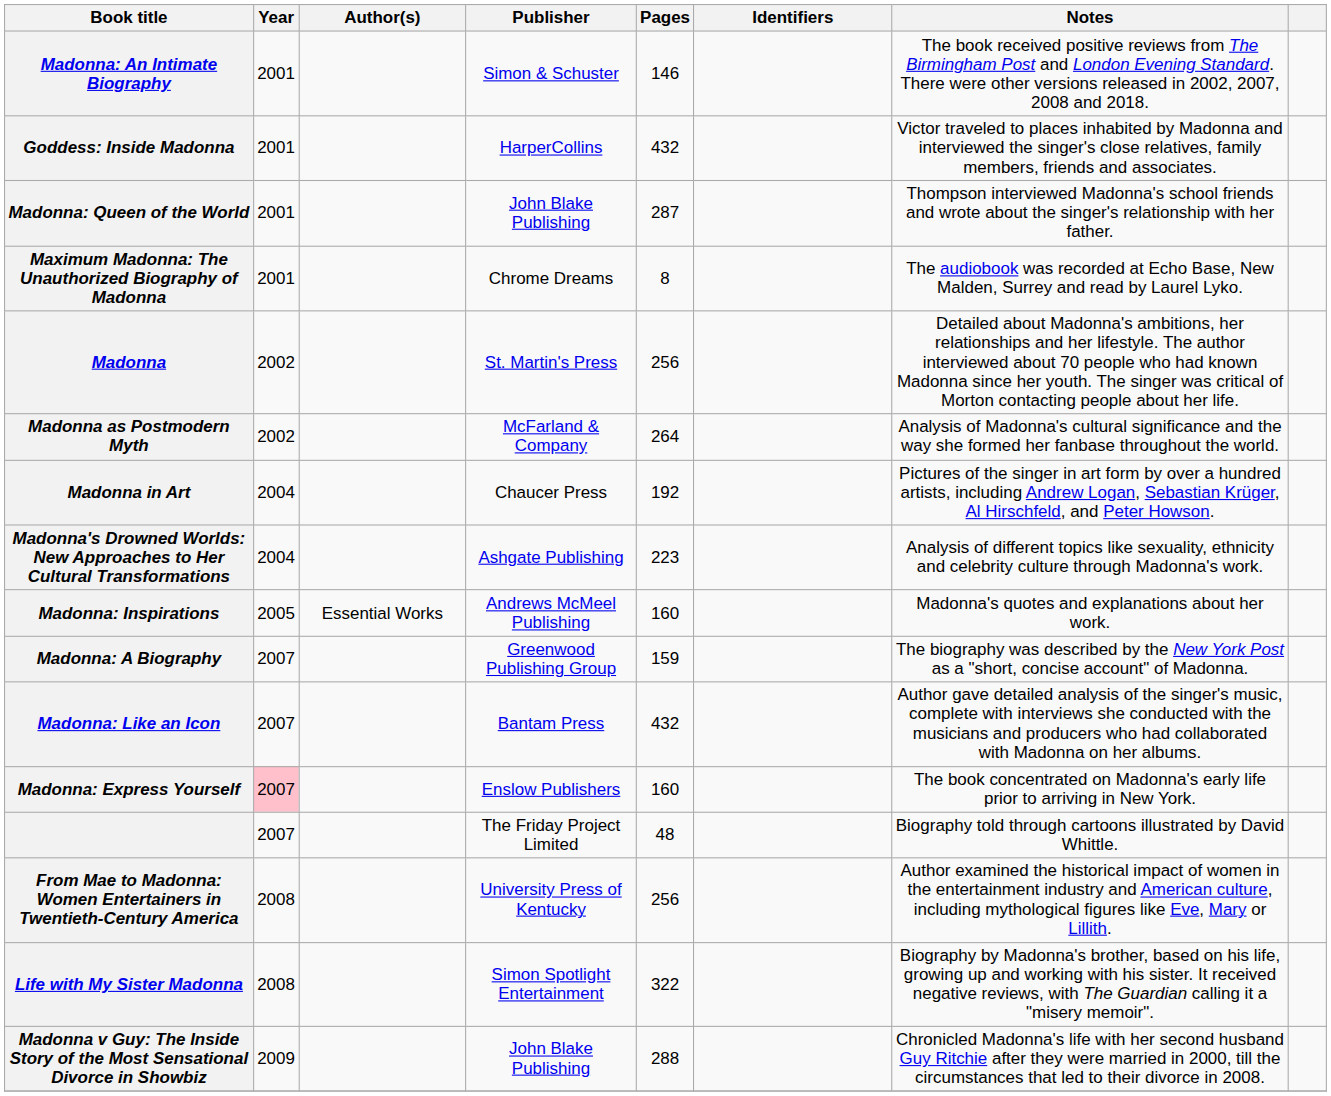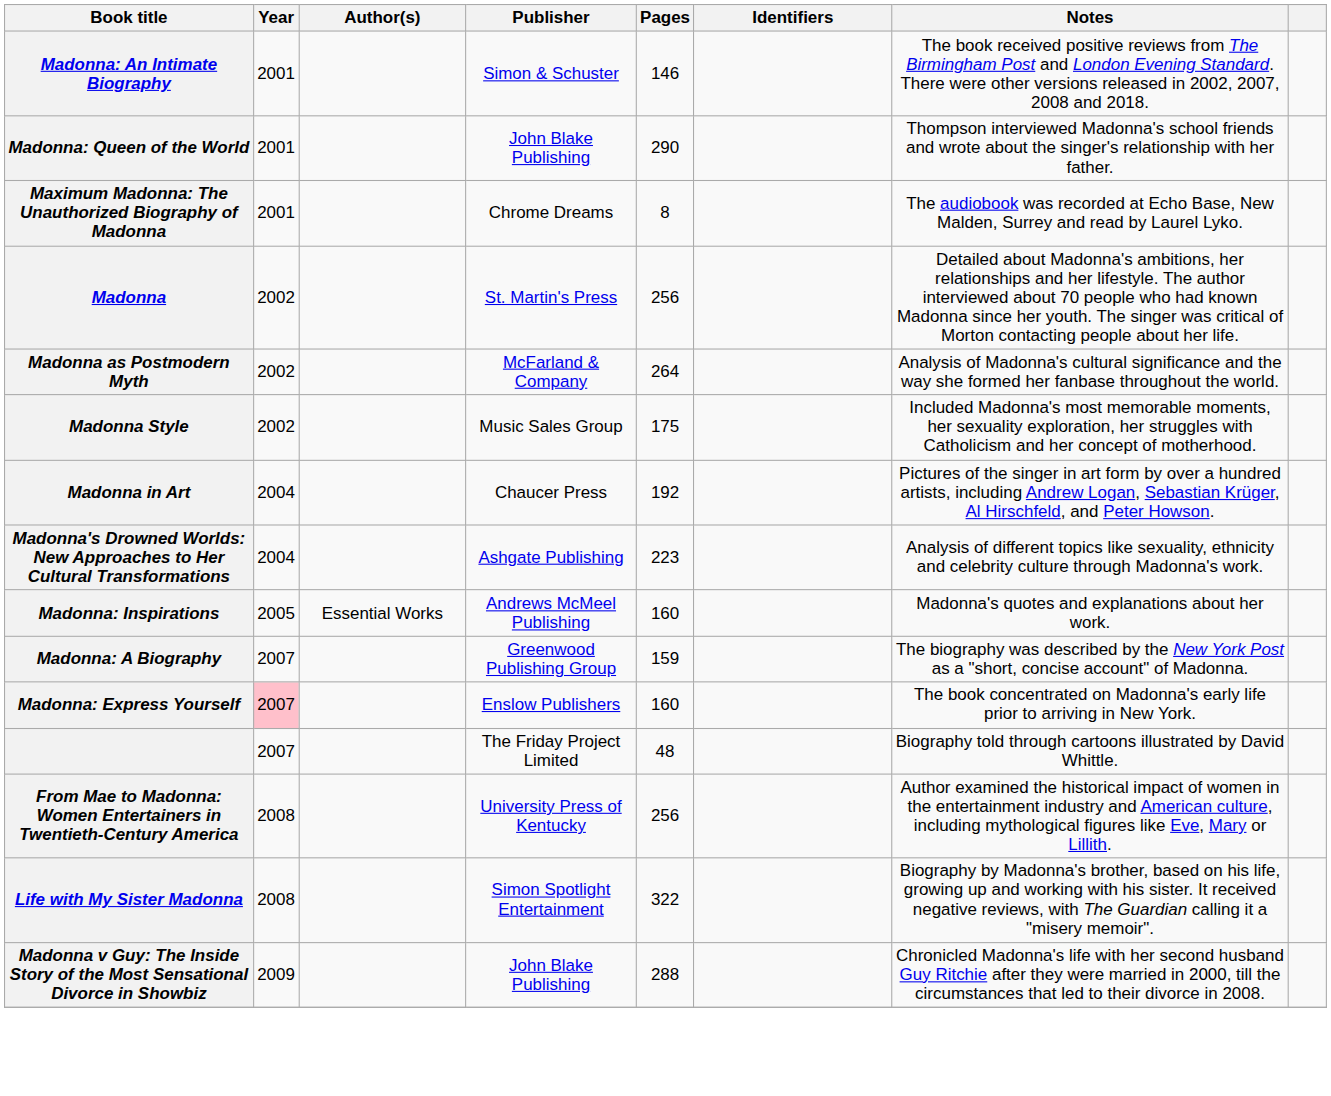- row: (129, 148)
(665, 213) 287 -> (665, 148) 290
+ row: (129, 427)
- row: (129, 724)
